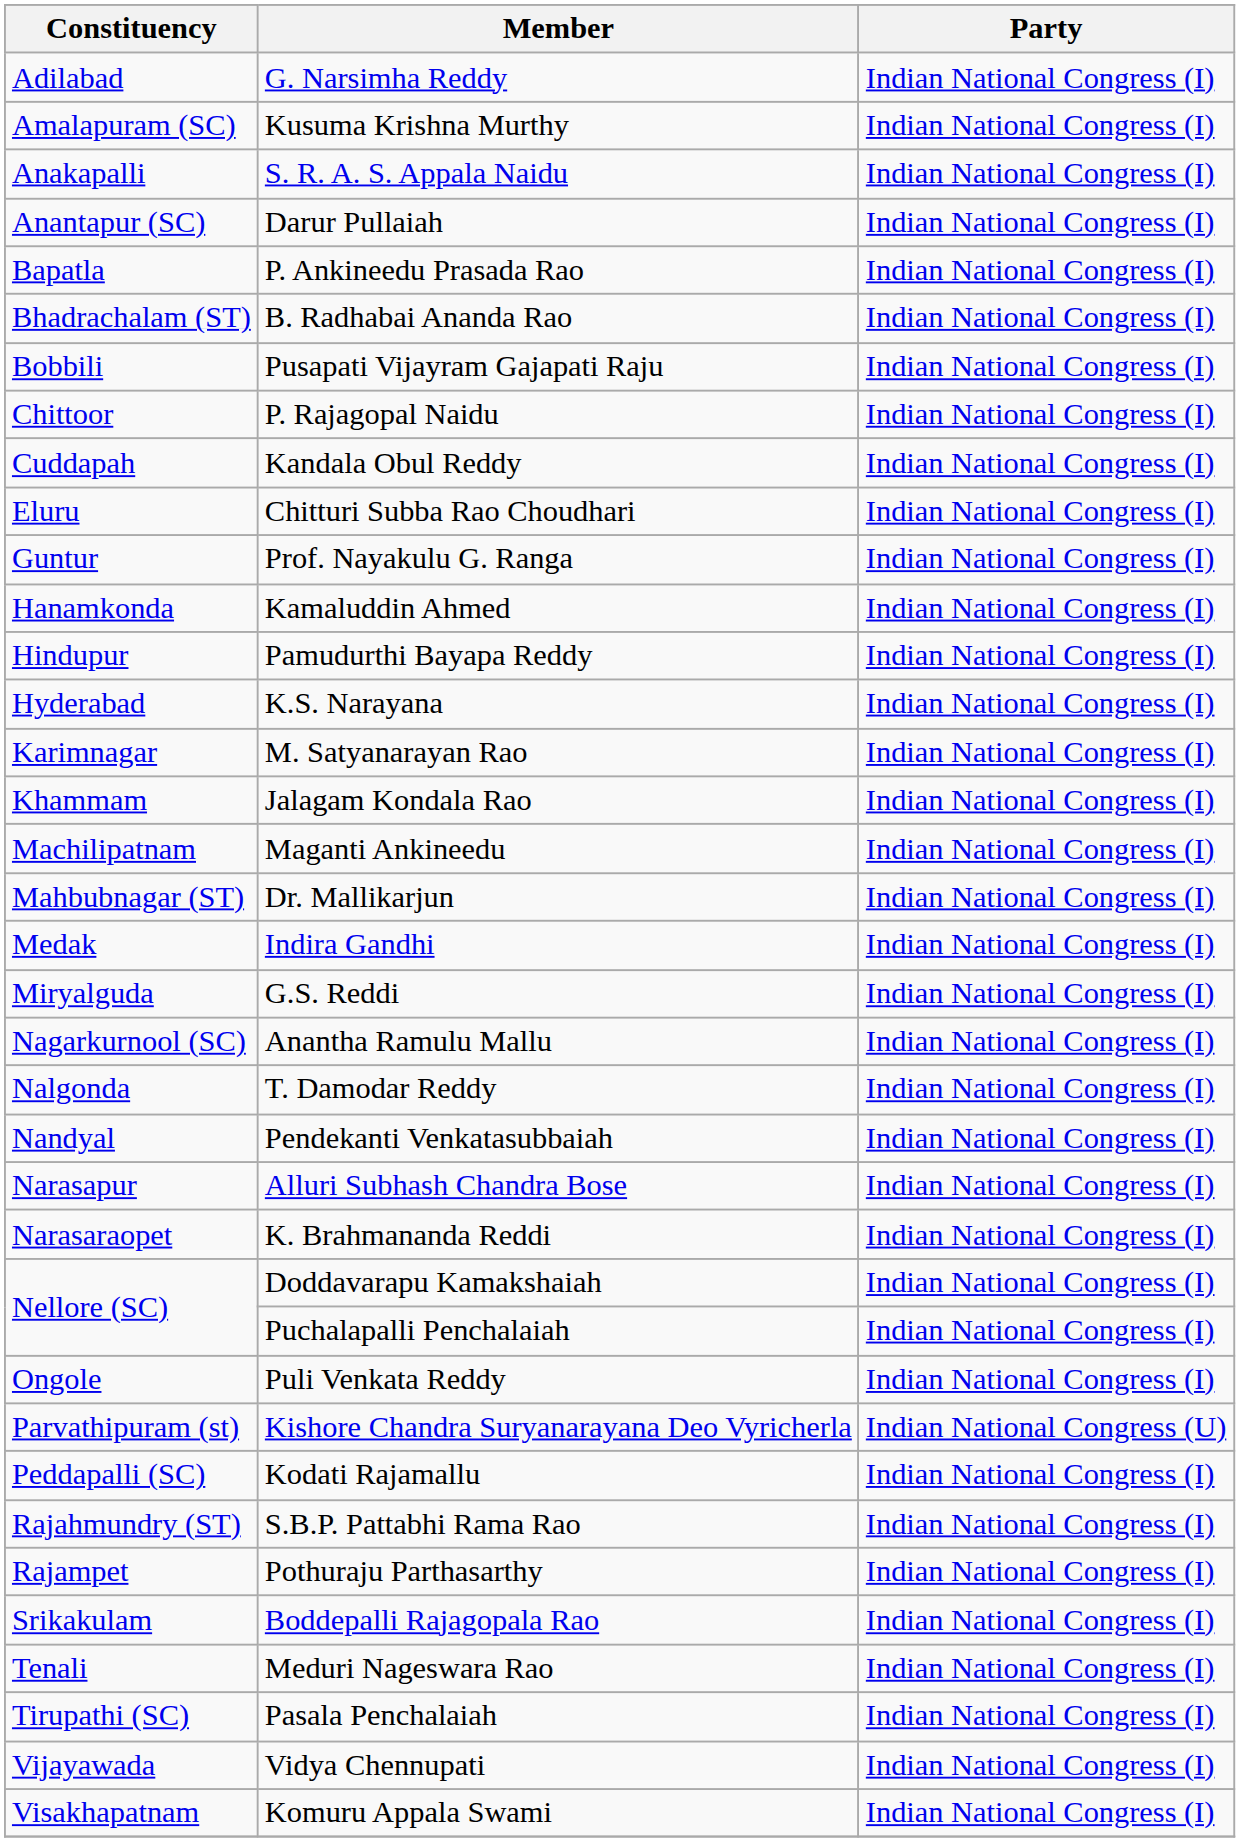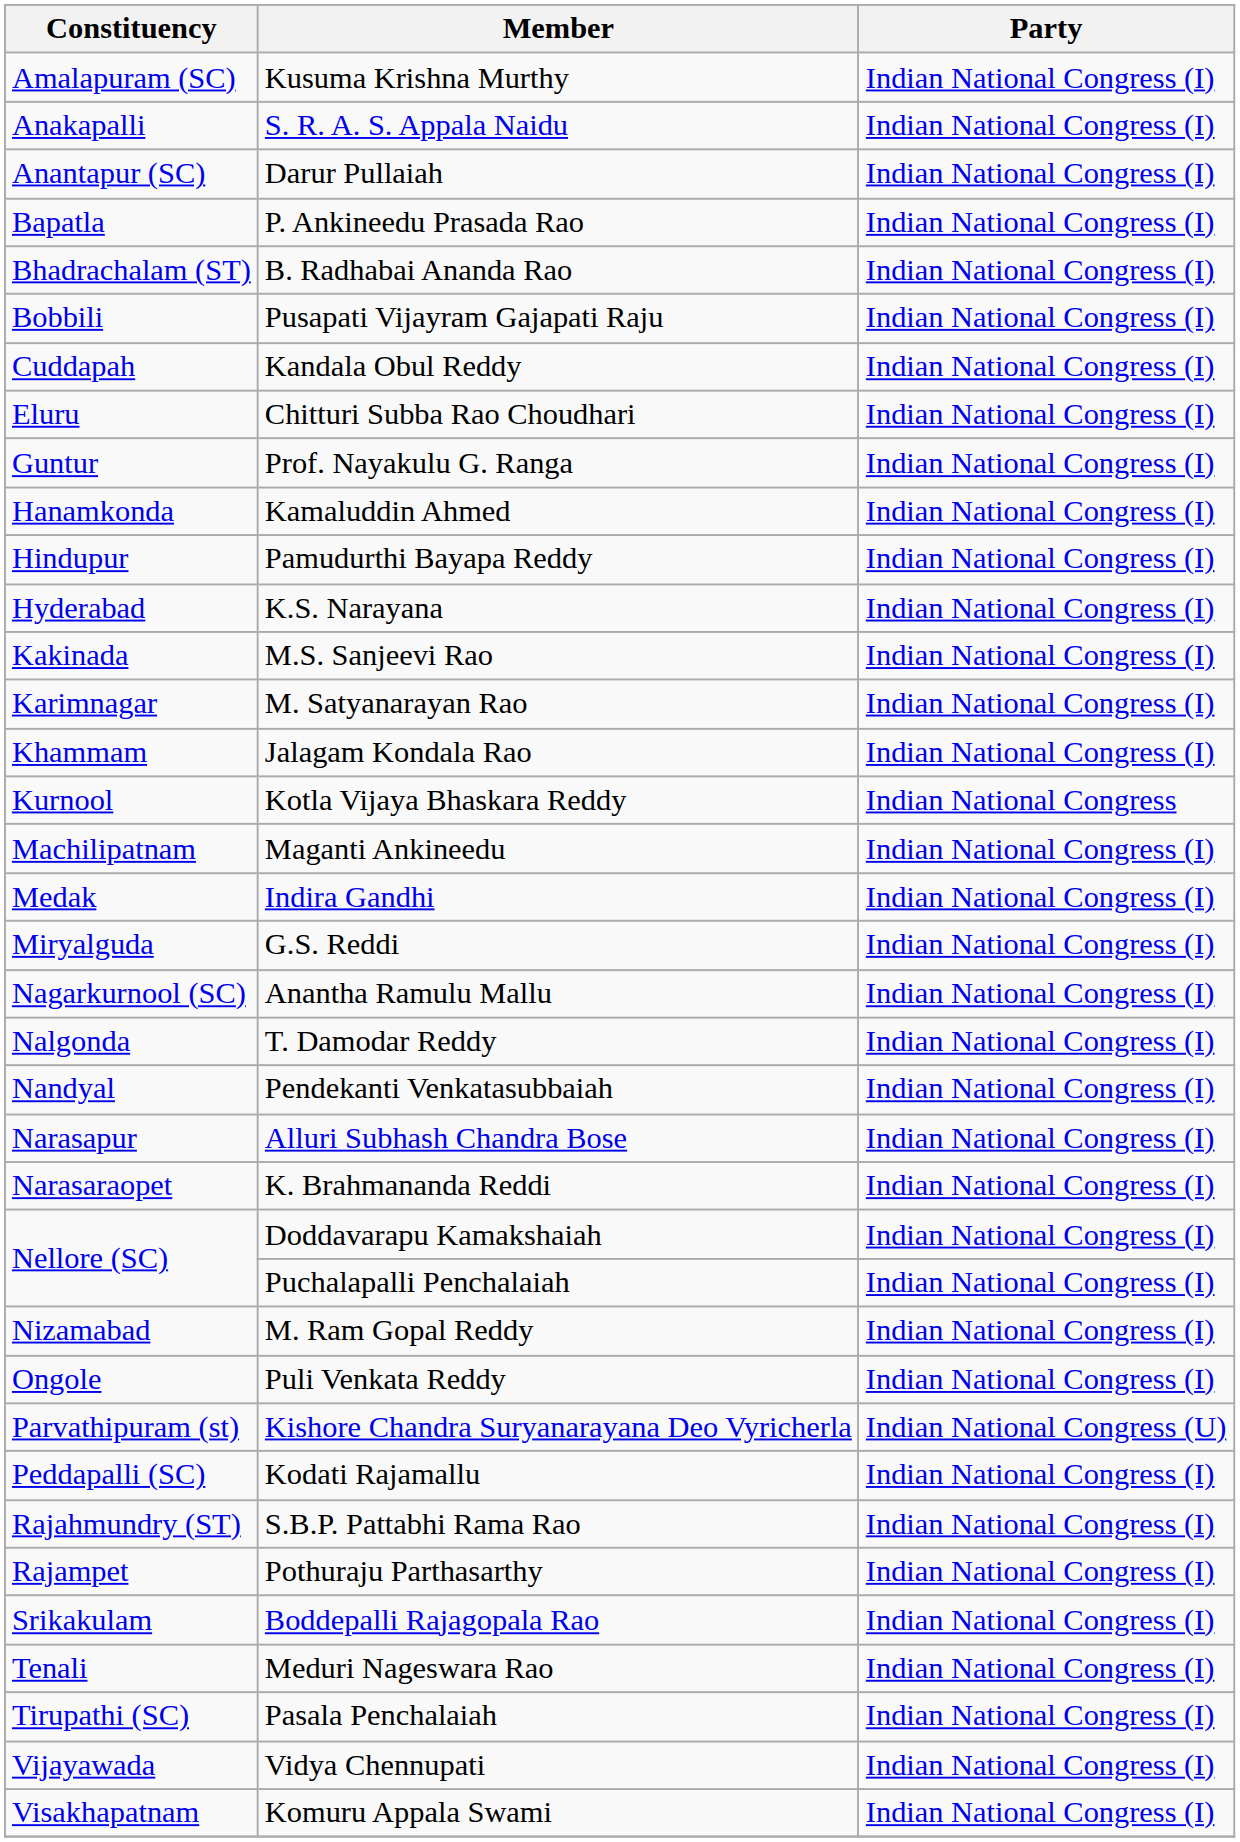- row: (386, 76)
- row: (382, 414)
+ row: (379, 655)
+ row: (446, 800)
- row: (359, 896)
+ row: (399, 1330)
